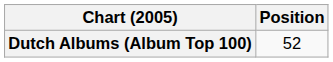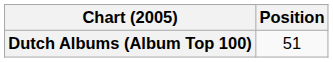(292, 43) 52 -> (292, 43) 51
